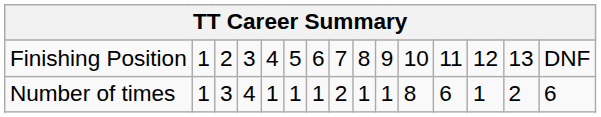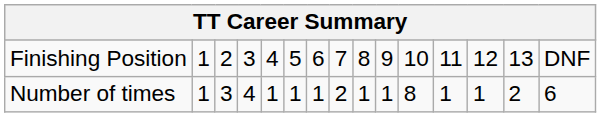(446, 93) 6 -> (446, 93) 1
